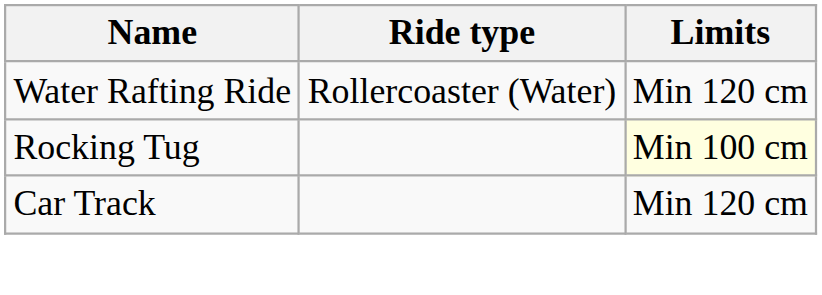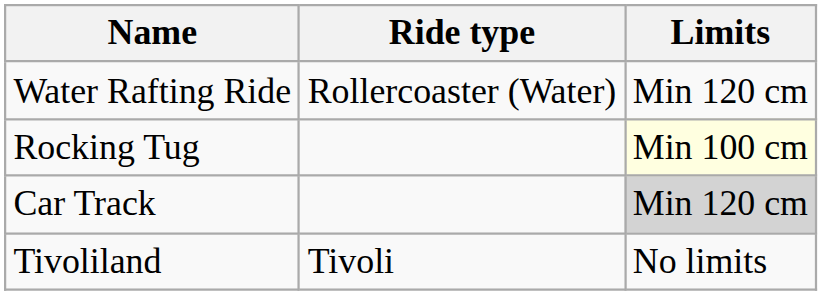(720, 203) no background -> (720, 203) lightgrey background
+ row: (87, 260)
